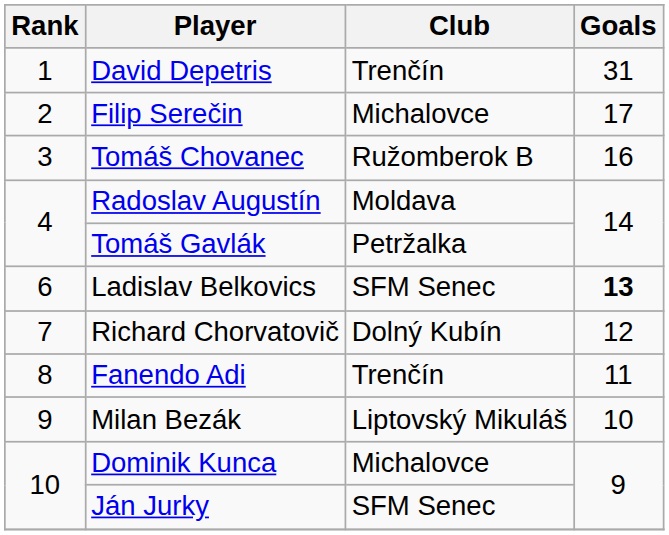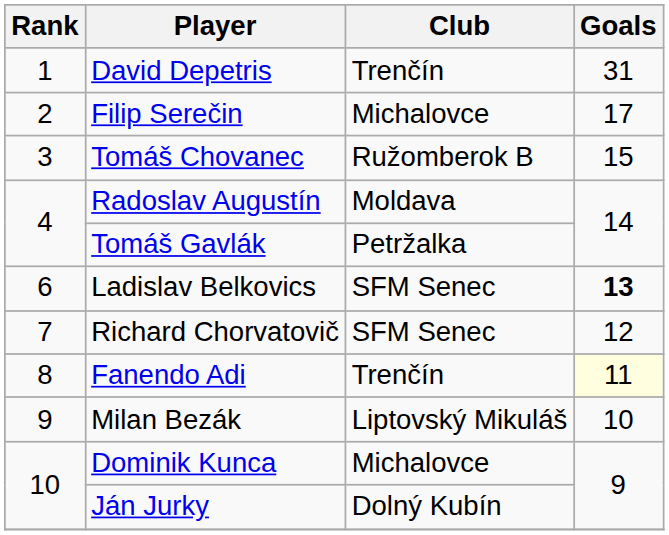(618, 157) 16 -> (618, 157) 15
(427, 331) Dolný Kubín -> (424, 331) SFM Senec
(618, 375) no background -> (618, 375) lightyellow background
(424, 506) SFM Senec -> (427, 506) Dolný Kubín
